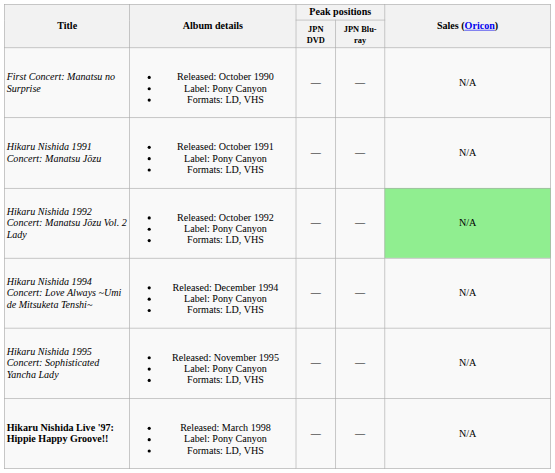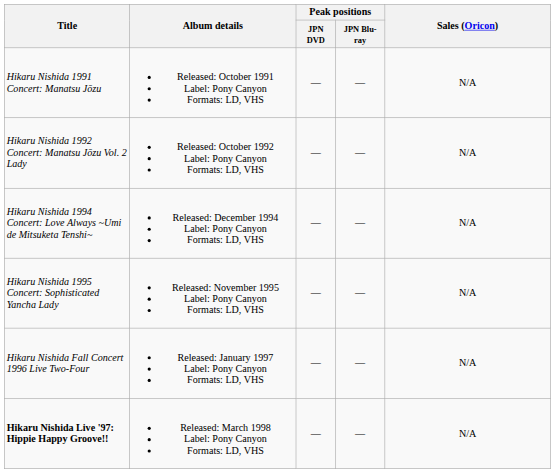- row: (61, 82)
(468, 223) lightgreen background -> (468, 153) no background
+ row: (65, 363)
